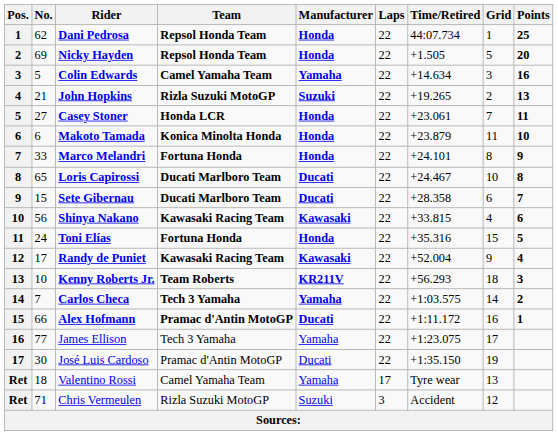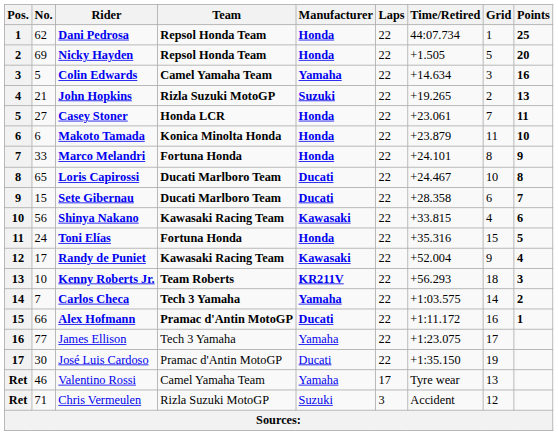(41, 380) 18 -> (41, 380) 46
